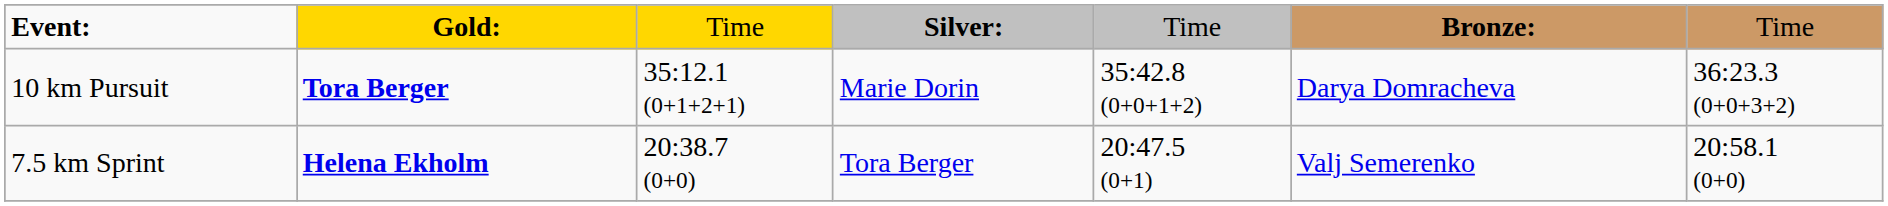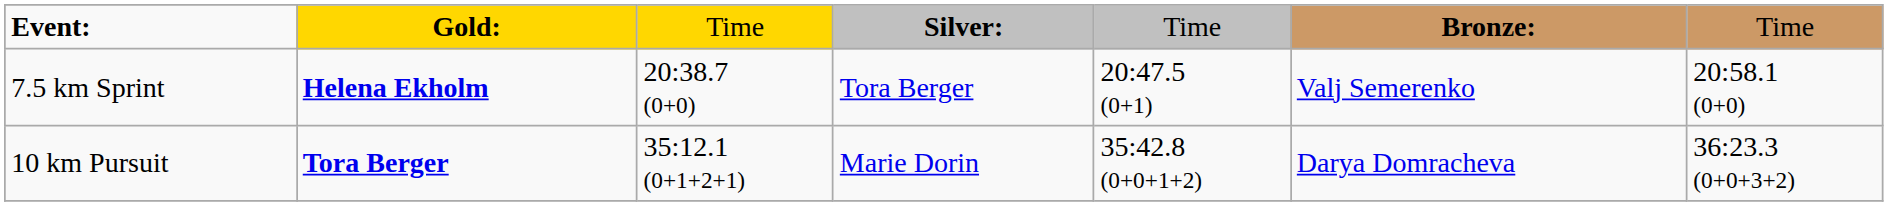rows swapped: (88, 162) <-> (90, 86)
